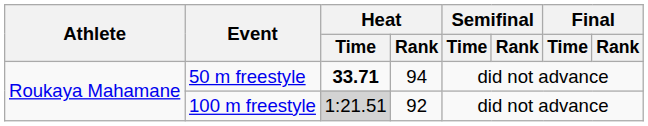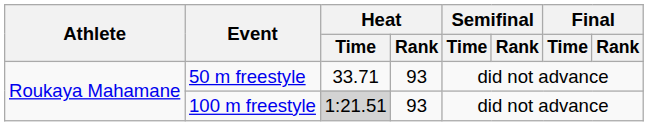(356, 77) bold -> (356, 77) normal
(417, 77) 94 -> (417, 77) 93
(417, 106) 92 -> (417, 106) 93
